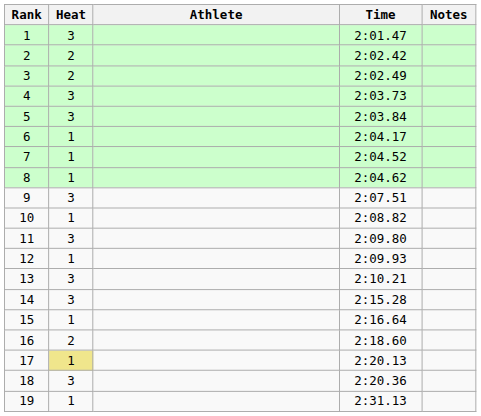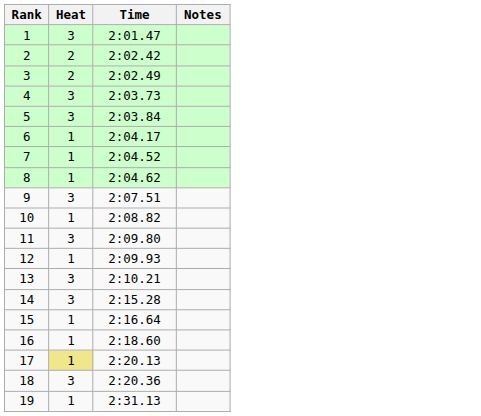- column: (216, 15)
(71, 340) 2 -> (71, 340) 1
